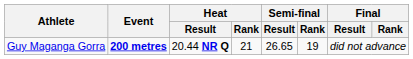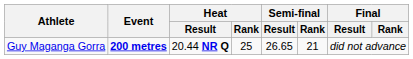(246, 46) 21 -> (246, 46) 25
(312, 46) 19 -> (312, 46) 21
